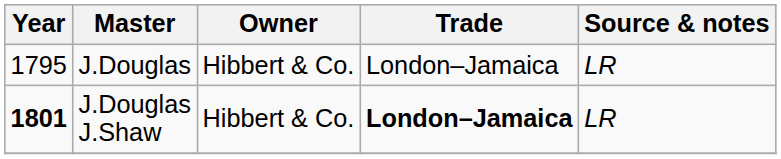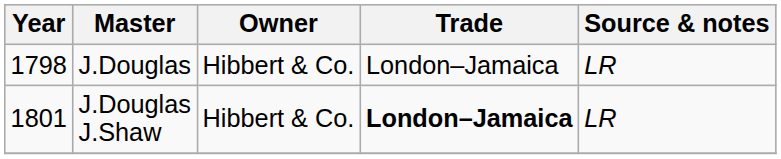(39, 64) 1795 -> (39, 64) 1798
(39, 118) bold -> (39, 118) normal
